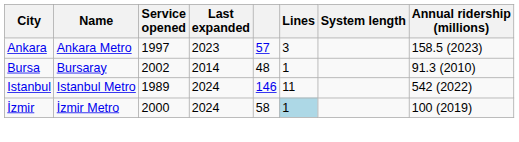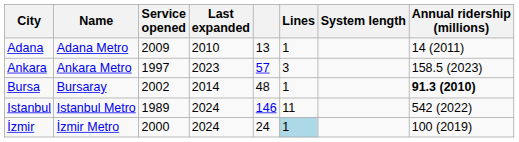+ row: (25, 48)
(444, 68) normal -> (444, 87) bold
(263, 107) 58 -> (263, 127) 24
